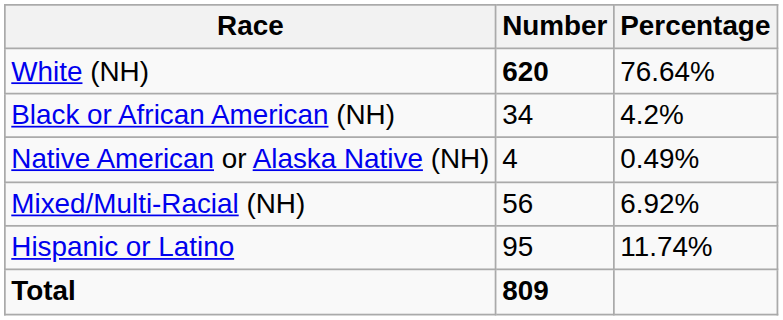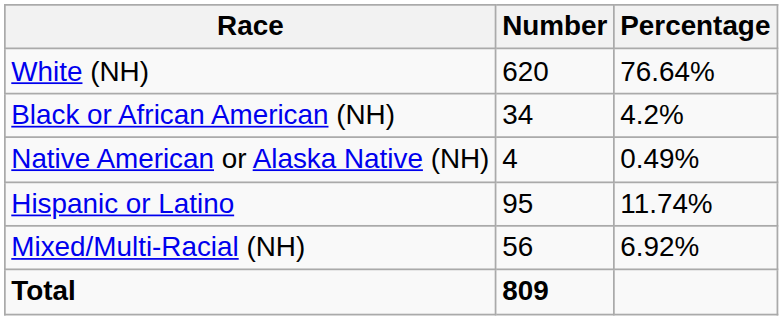(525, 70) bold -> (525, 70) normal
rows swapped: (158, 203) <-> (123, 247)
